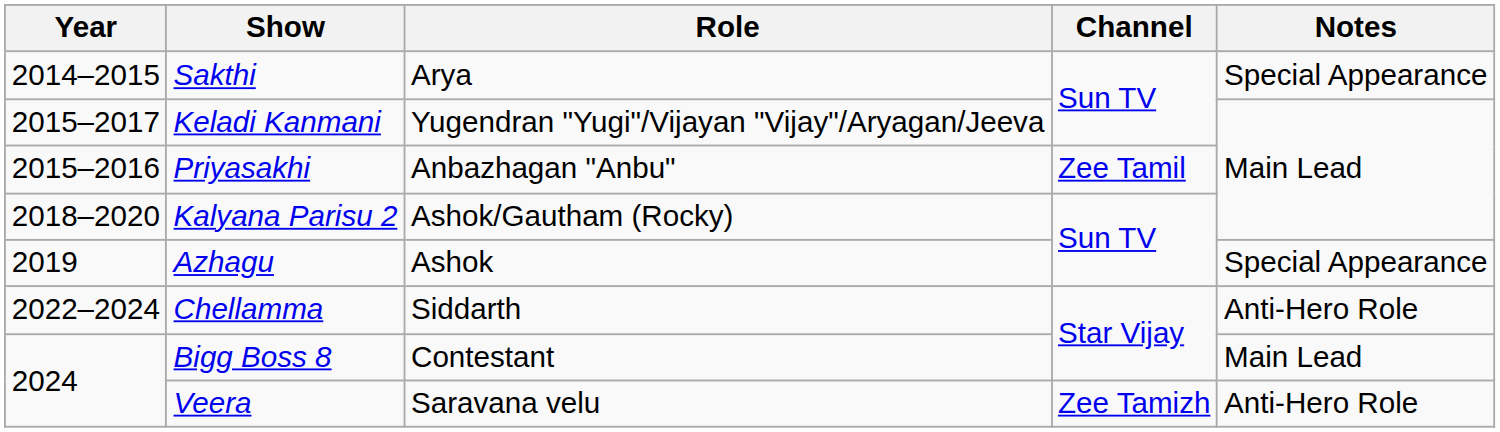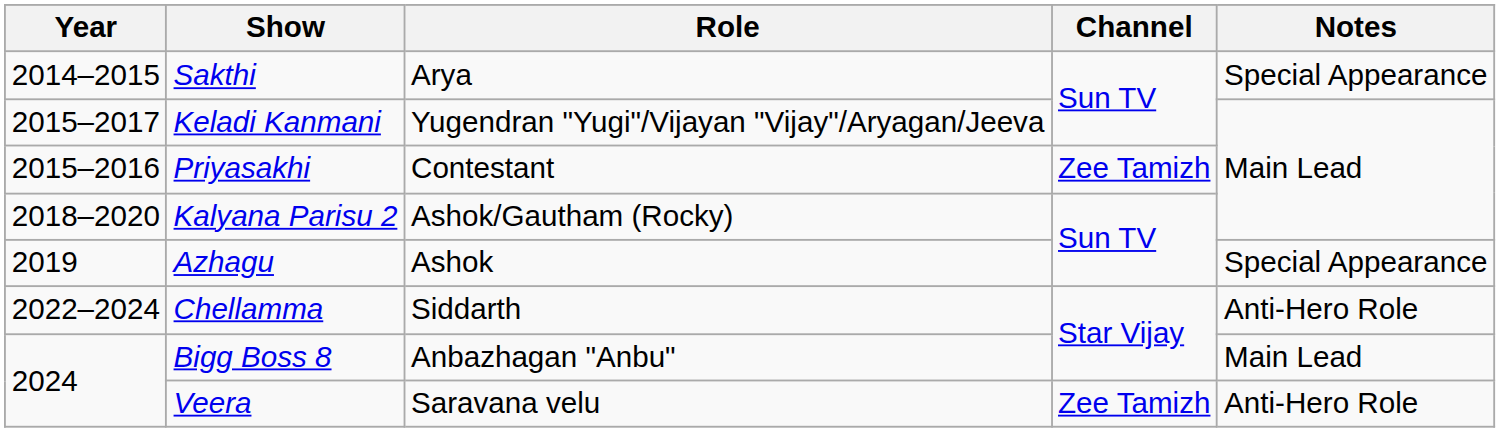(543, 168) Anbazhagan "Anbu" -> (483, 168) Contestant
(1122, 168) Zee Tamil -> (1134, 168) Zee Tamizh
(483, 356) Contestant -> (543, 356) Anbazhagan "Anbu"
